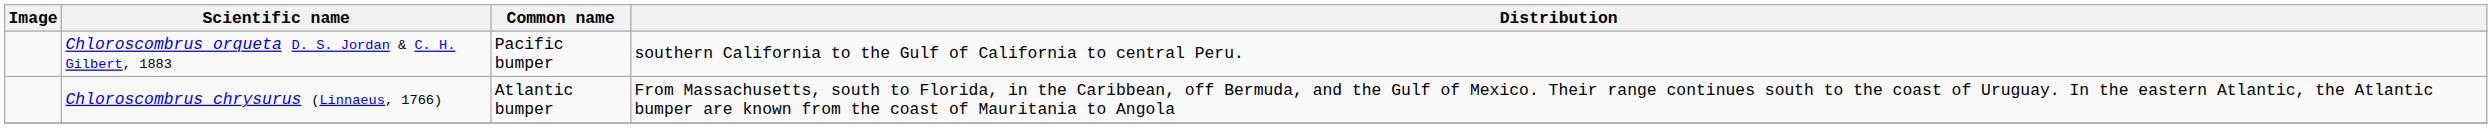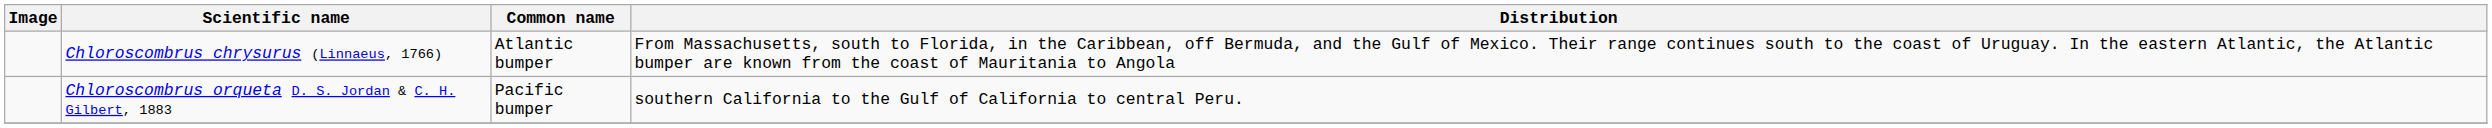rows swapped: (254, 100) <-> (260, 53)
